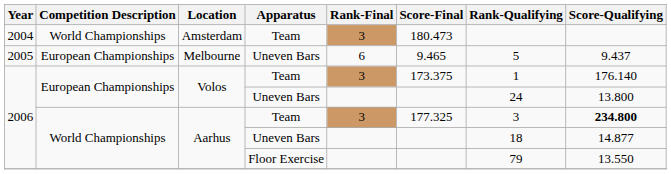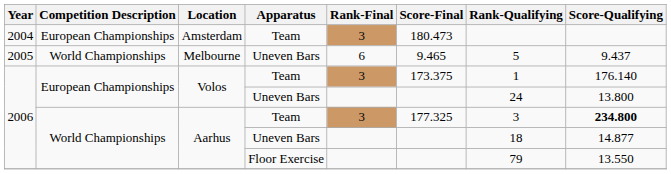(108, 35) World Championships -> (108, 35) European Championships
(108, 55) European Championships -> (108, 55) World Championships
